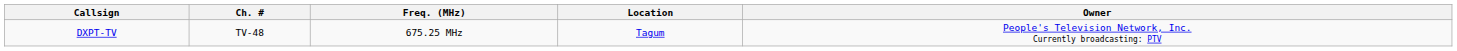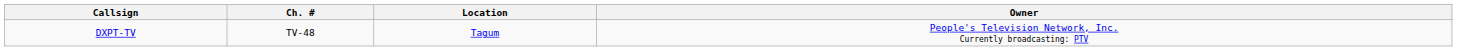- column: (434, 12)
